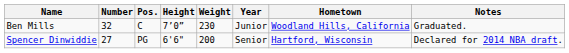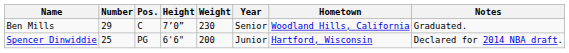(106, 26) 32 -> (106, 26) 29
(251, 26) Junior -> (251, 26) Senior
(106, 40) 27 -> (106, 40) 25
(251, 40) Senior -> (251, 40) Junior
